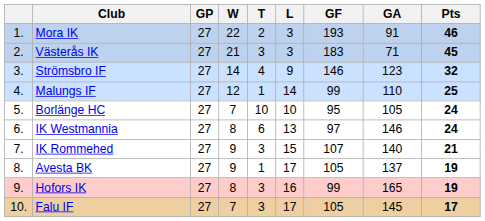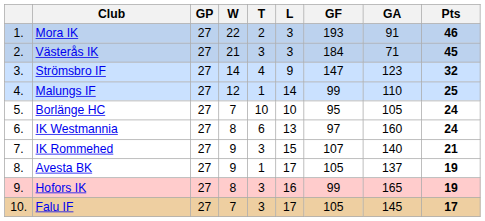(333, 52) 183 -> (333, 52) 184
(333, 71) 146 -> (333, 71) 147
(392, 129) 146 -> (392, 129) 160
